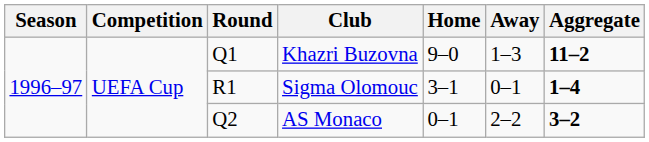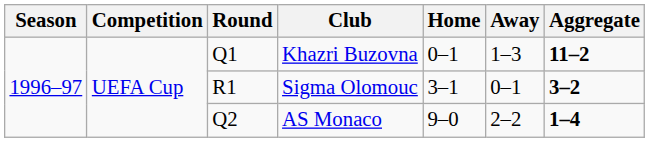(443, 53) 9–0 -> (443, 53) 0–1
(565, 86) 1–4 -> (565, 86) 3–2
(443, 119) 0–1 -> (443, 119) 9–0
(565, 119) 3–2 -> (565, 119) 1–4
